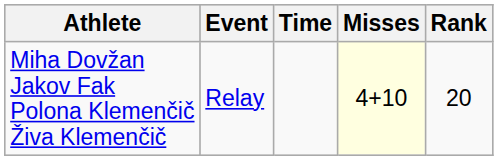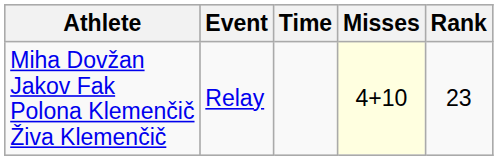(459, 98) 20 -> (459, 98) 23
